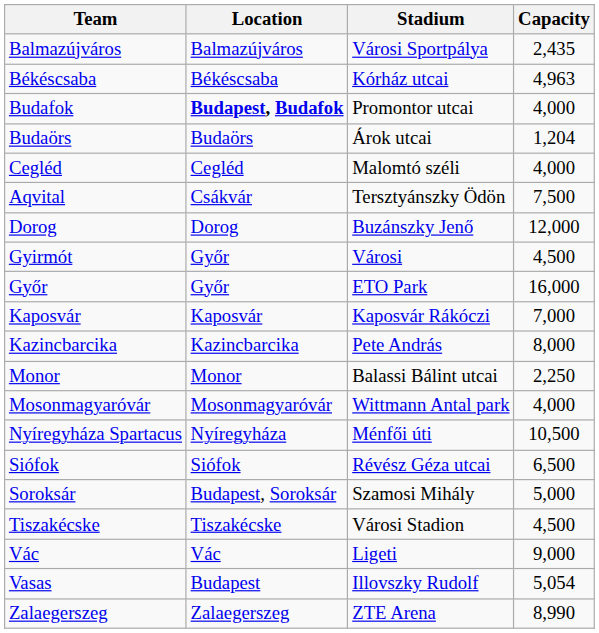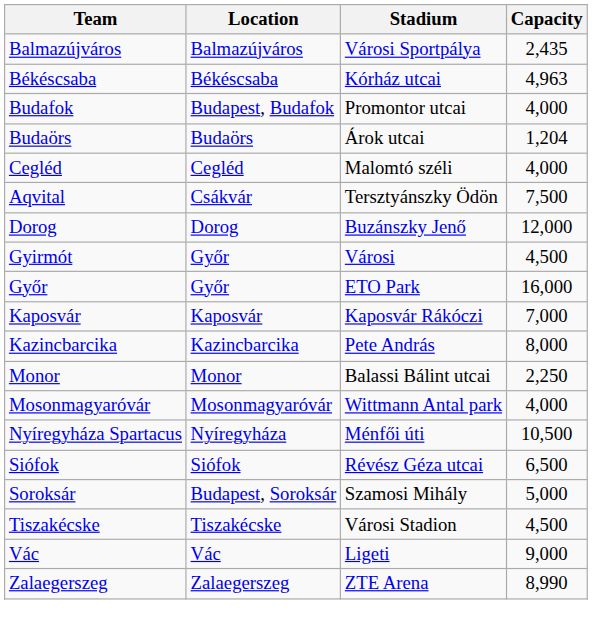(267, 108) bold -> (262, 108) normal
- row: (30, 583)
